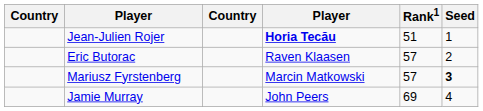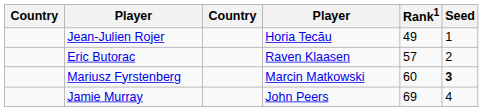(301, 37) bold -> (299, 37) normal
(410, 37) 51 -> (410, 37) 49
(410, 77) 57 -> (410, 77) 60
